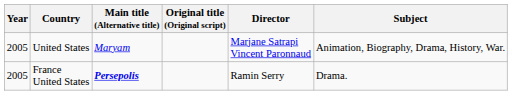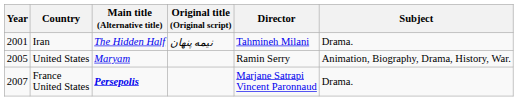+ row: (41, 41)
(271, 47) Marjane Satrapi Vincent Paronnaud -> (263, 58) Ramin Serry
(17, 76) 2005 -> (17, 81) 2007
(257, 76) Ramin Serry -> (277, 81) Marjane Satrapi Vincent Paronnaud
